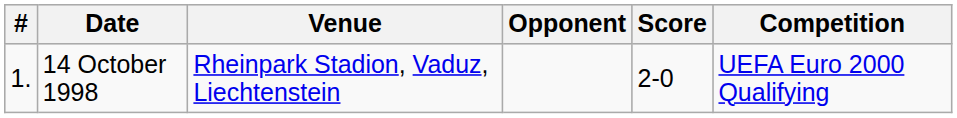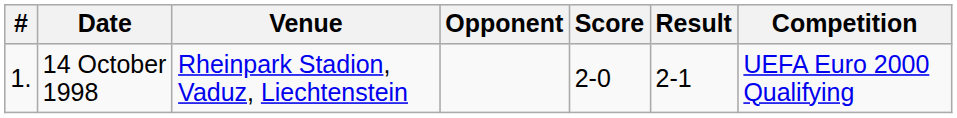+ column: (694, 24)
